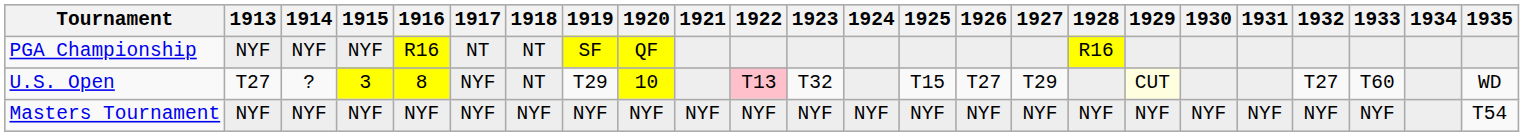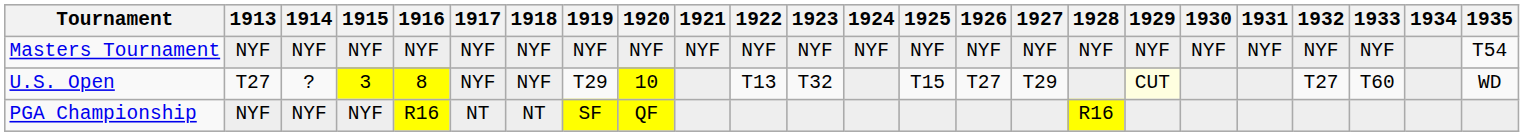rows swapped: (115, 115) <-> (103, 52)
(534, 84) NT -> (534, 84) NYF
(759, 84) pink background -> (759, 84) no background
